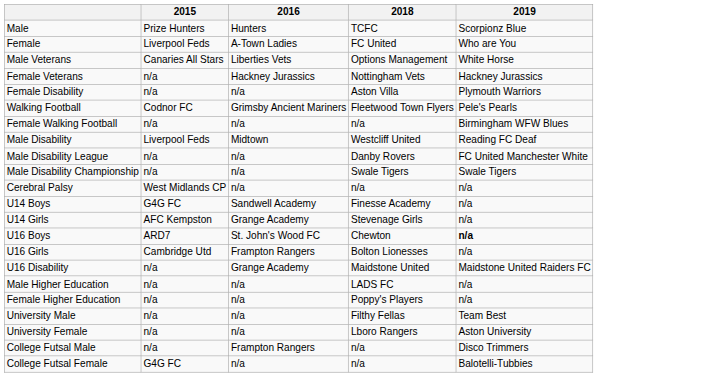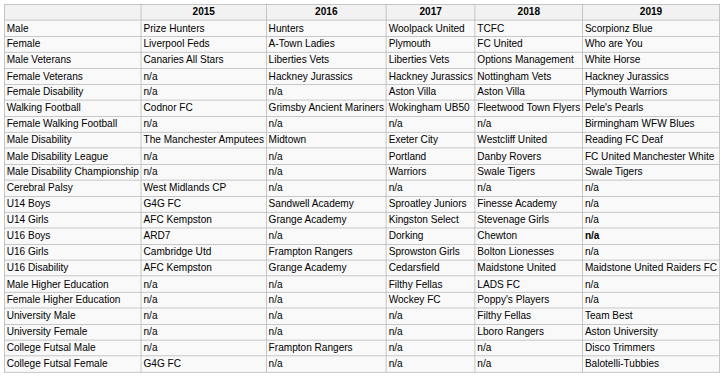+ column: (431, 12)
(177, 140) Liverpool Feds -> (204, 140) The Manchester Amputees
(275, 236) St. John's Wood FC -> (276, 236) n/a
(151, 268) n/a -> (178, 268) AFC Kempston
